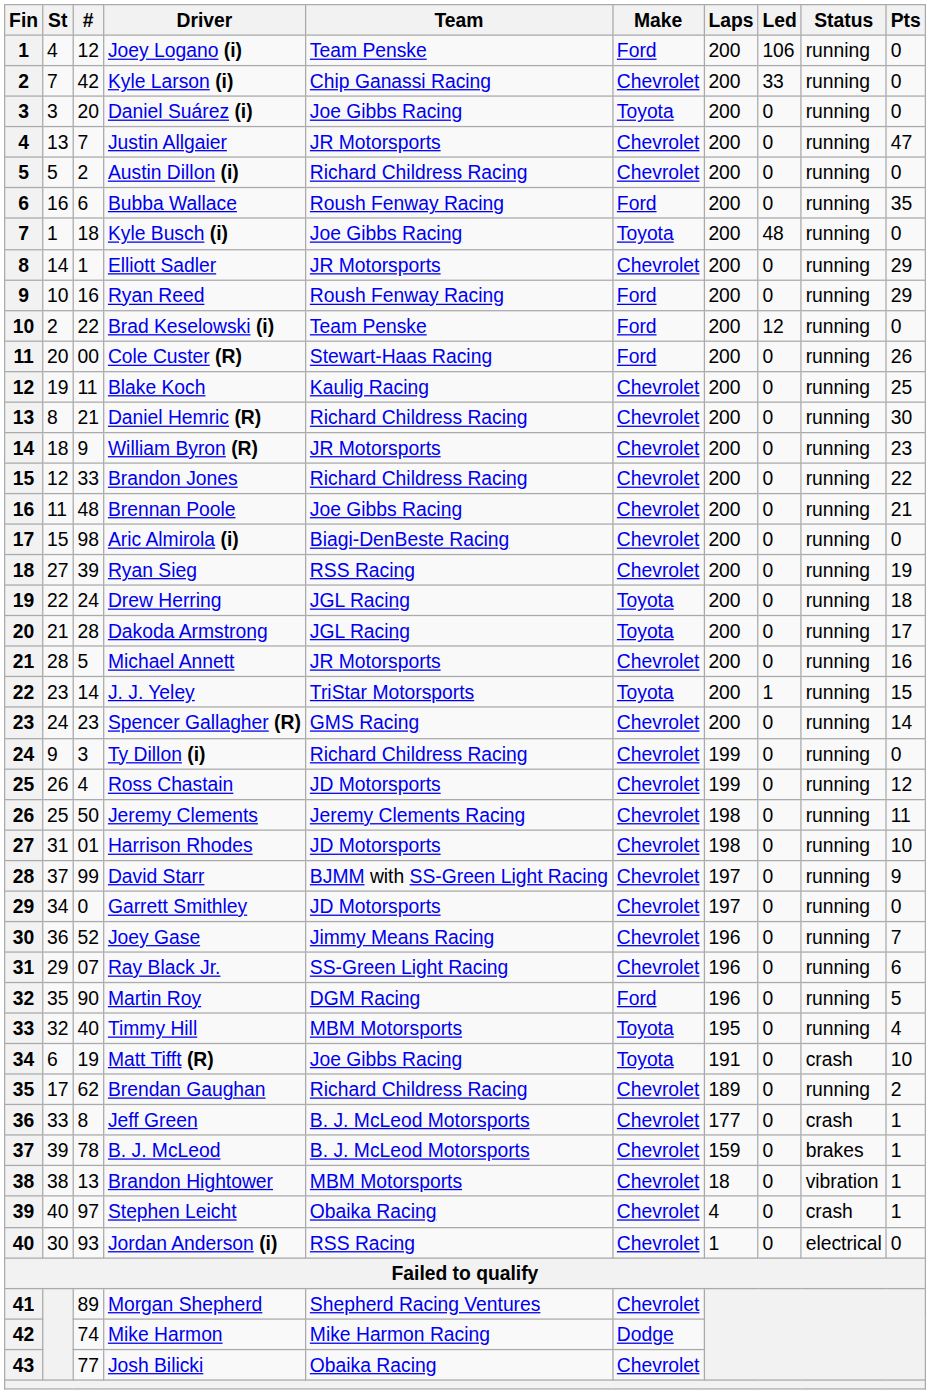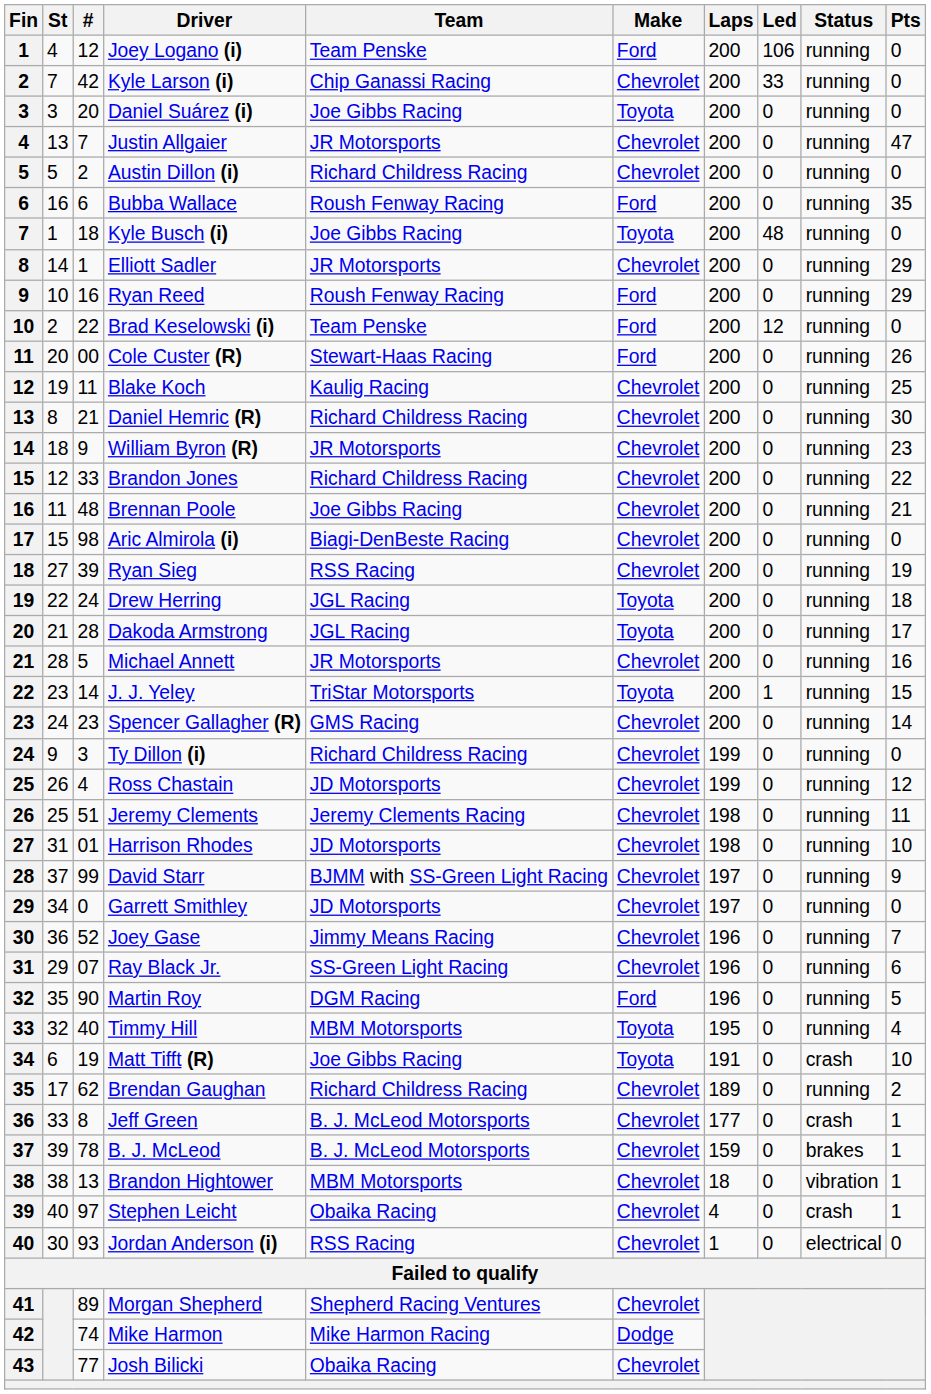(88, 815) 50 -> (88, 815) 51
